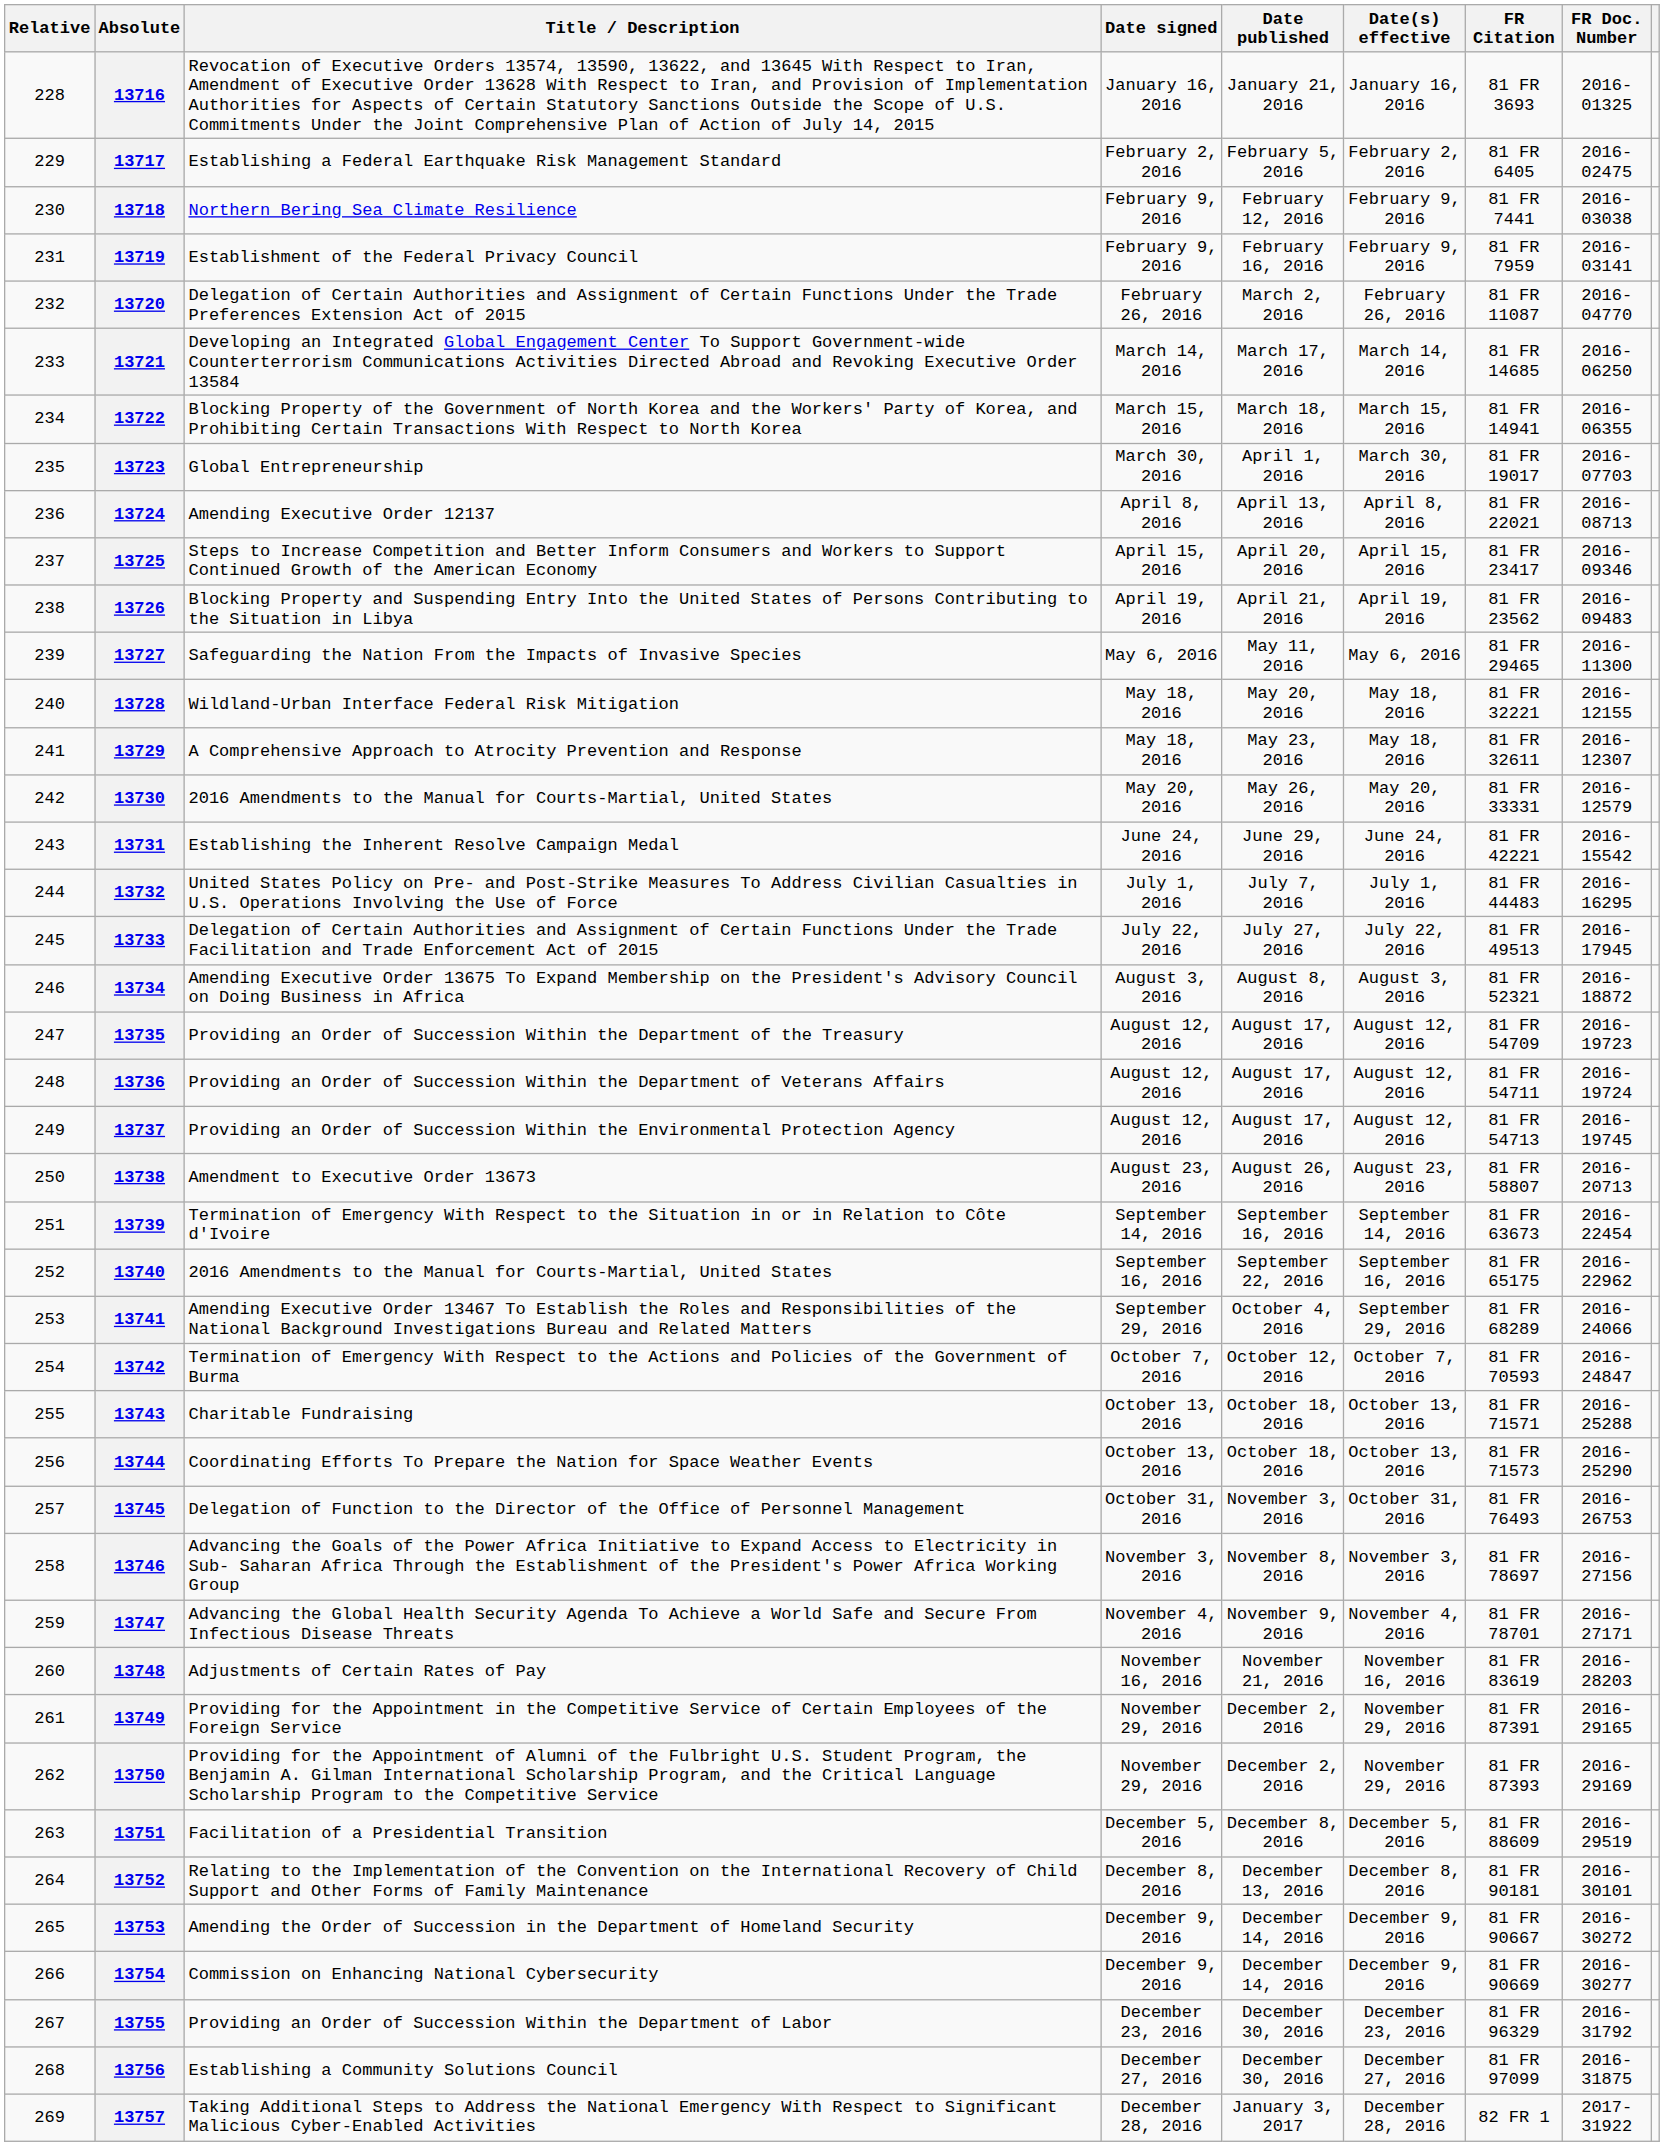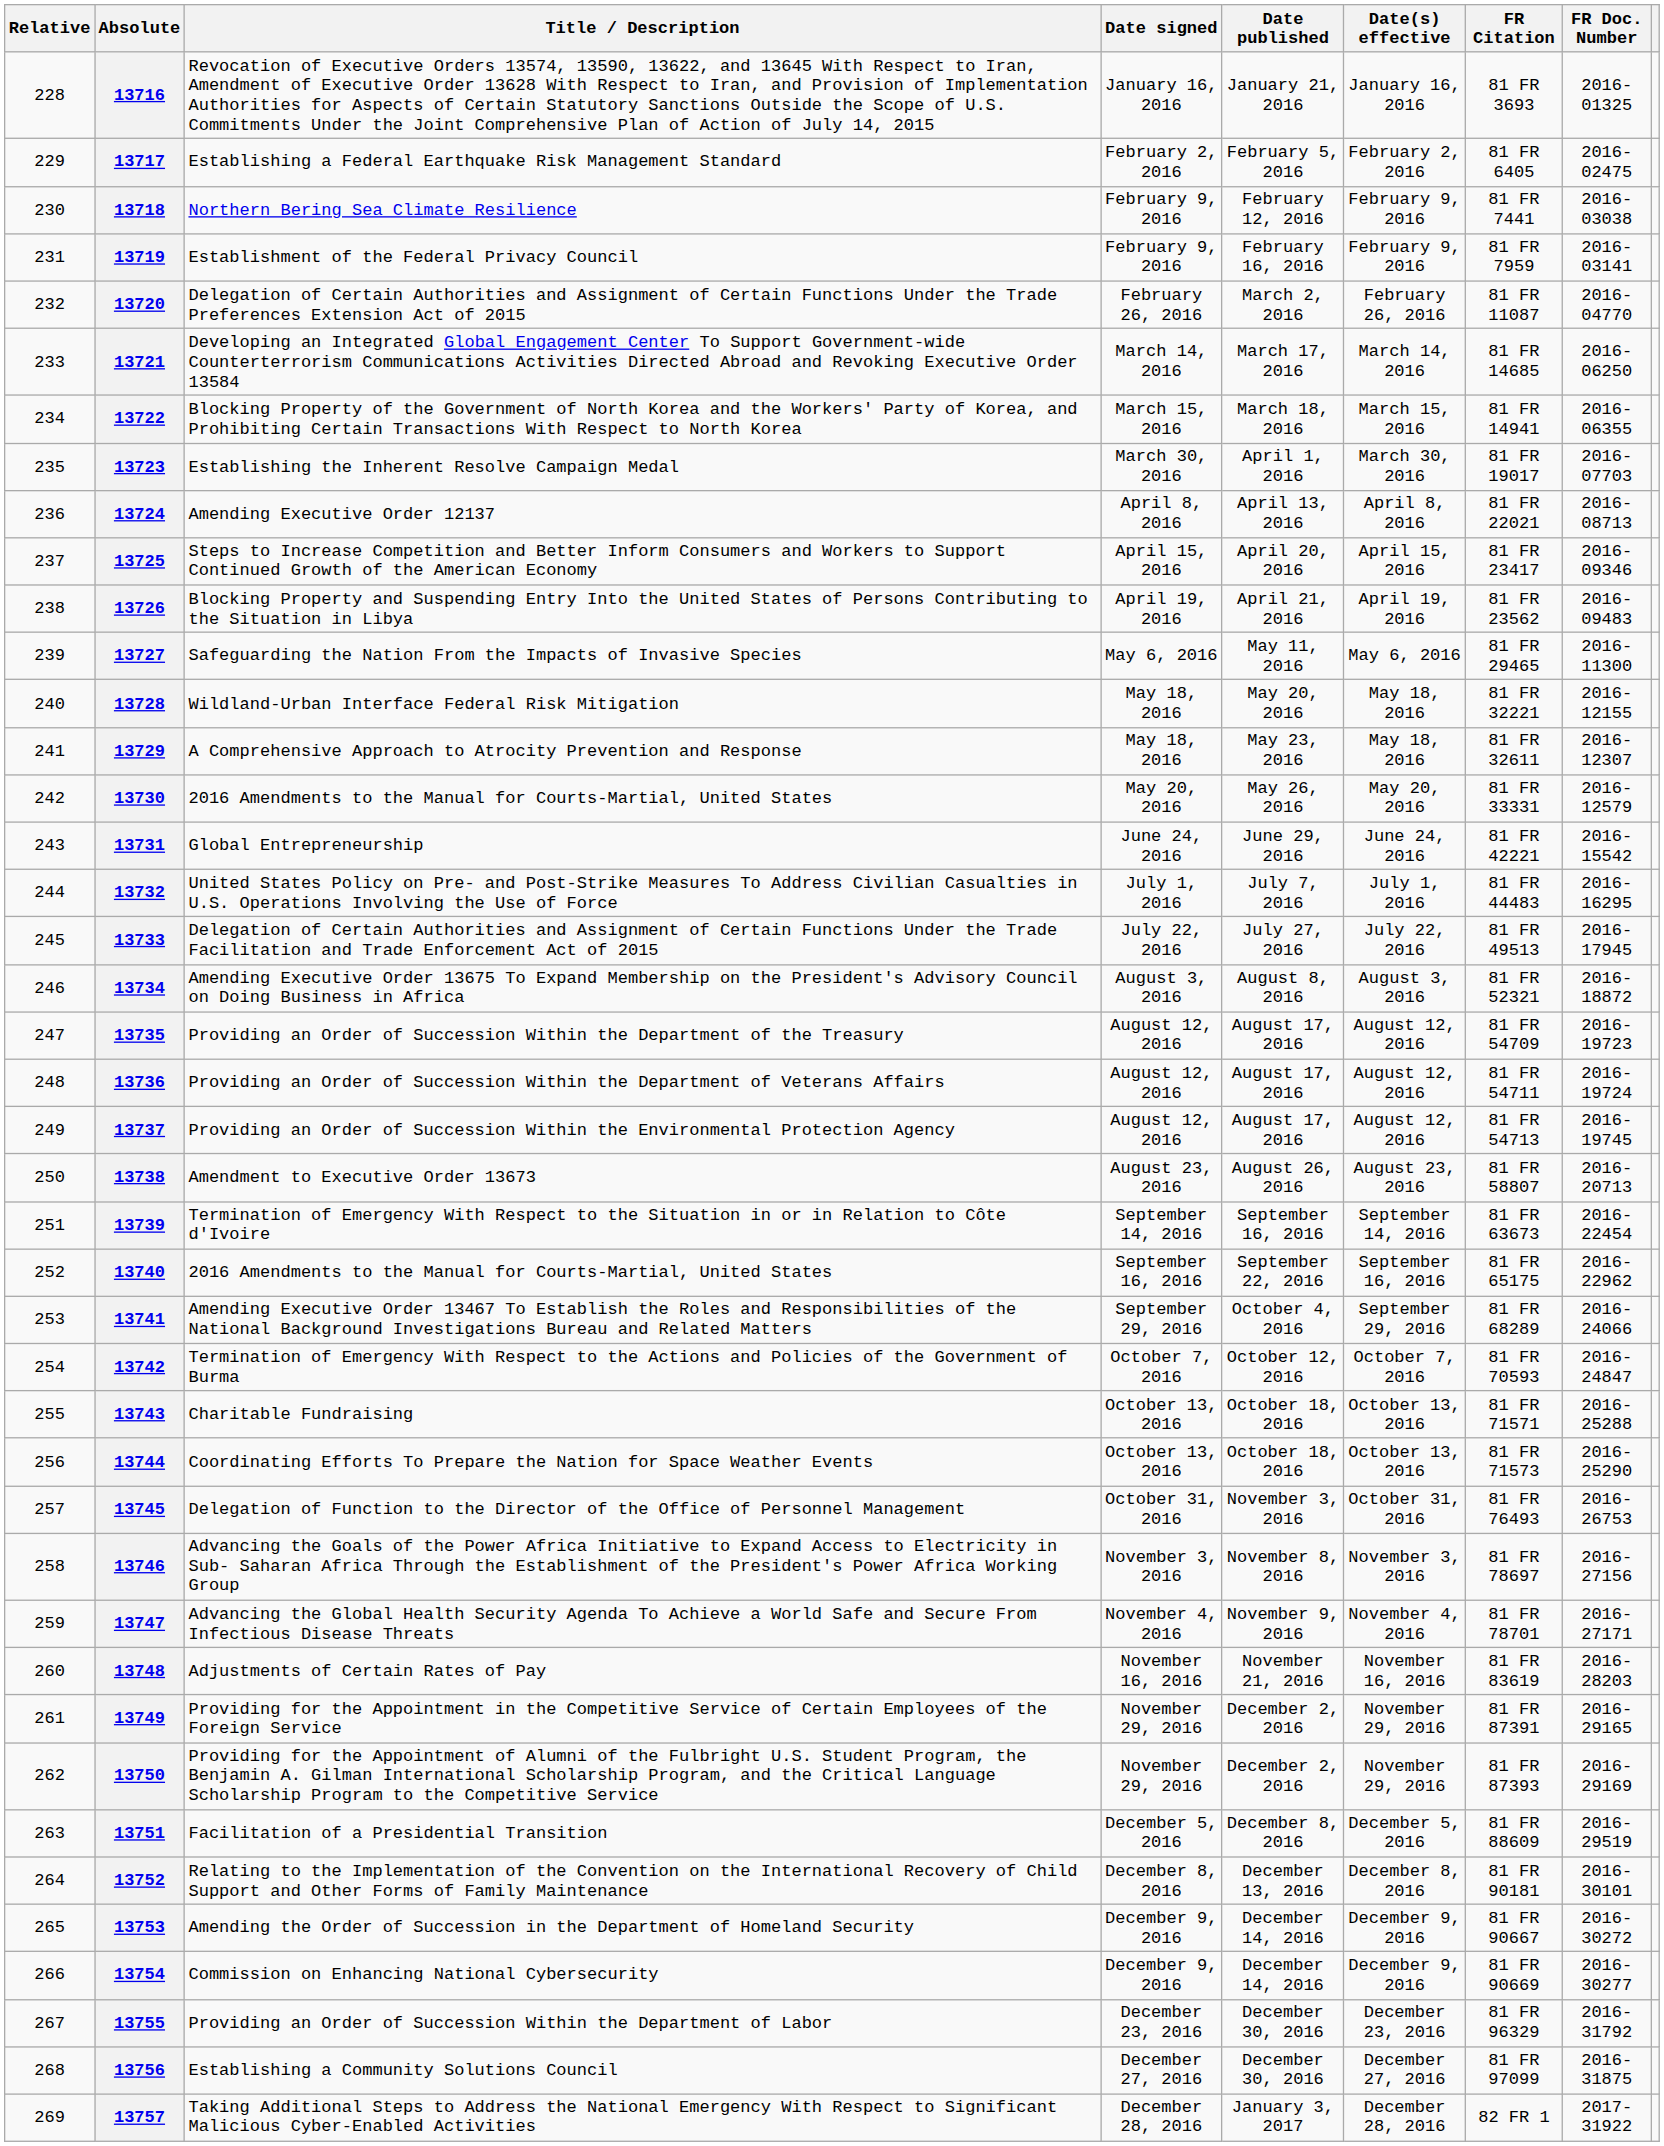(306, 467) Global Entrepreneurship -> (434, 467) Establishing the Inherent Resolve Campaign Medal
(434, 846) Establishing the Inherent Resolve Campaign Medal -> (306, 846) Global Entrepreneurship
